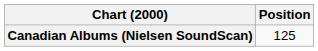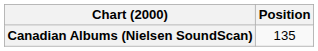(285, 35) 125 -> (285, 35) 135
